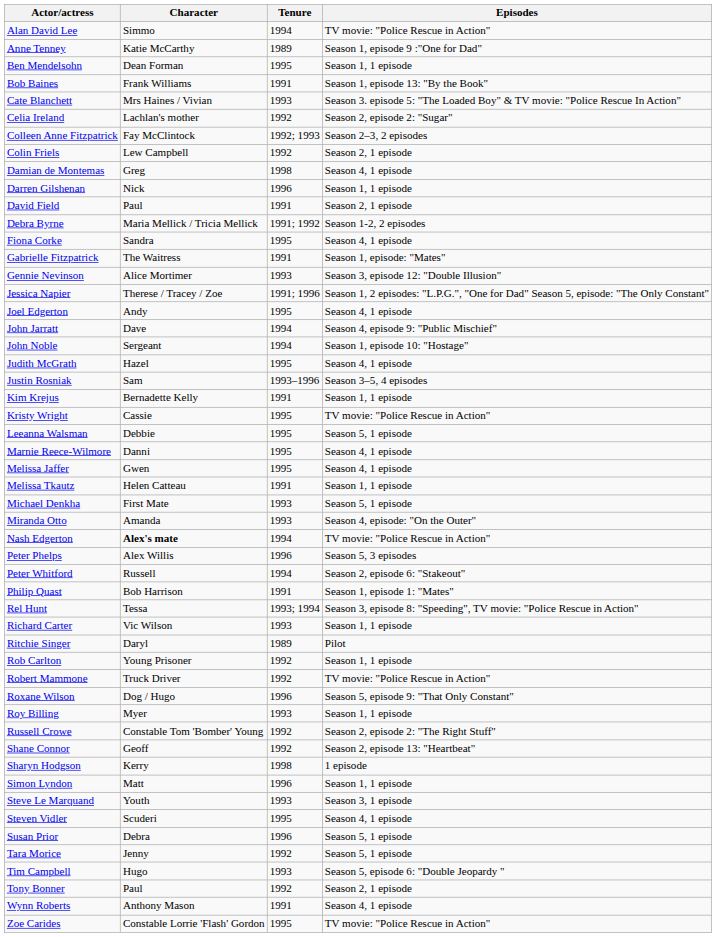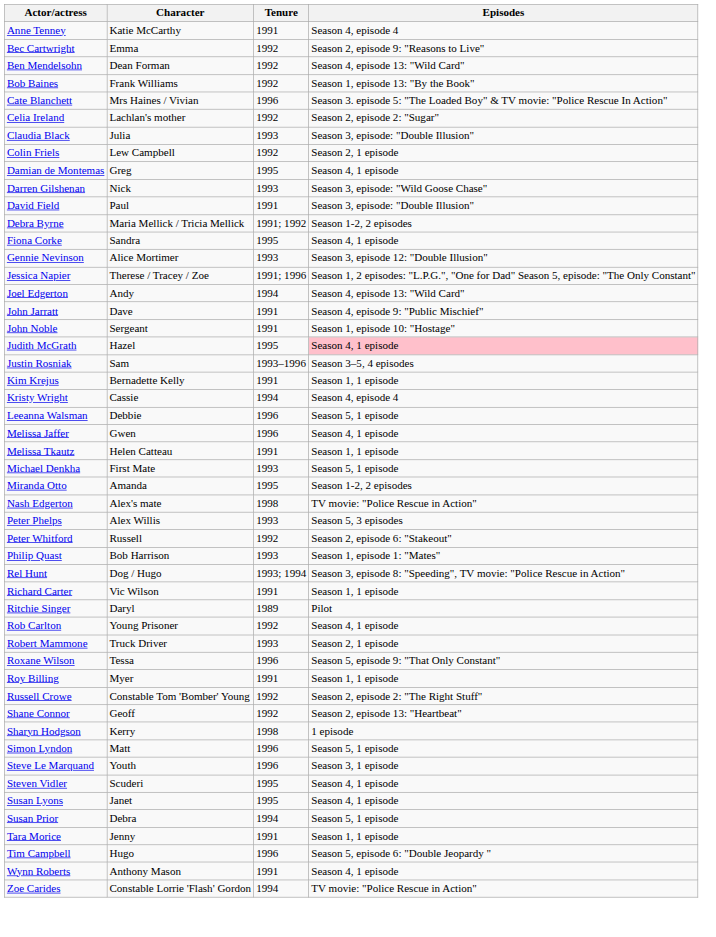- row: (42, 30)
(281, 48) 1989 -> (267, 30) 1991
(403, 48) Season 1, episode 9 :"One for Dad" -> (355, 30) Season 4, episode 4
+ row: (41, 48)
(281, 65) 1995 -> (267, 65) 1992
(368, 65) Season 1, 1 episode -> (388, 65) Season 4, episode 13: "Wild Card"
(281, 83) 1991 -> (267, 83) 1992
(281, 100) 1993 -> (267, 100) 1996
+ row: (38, 135)
- row: (62, 135)
(281, 170) 1998 -> (267, 170) 1995
(281, 188) 1996 -> (267, 188) 1993
(368, 188) Season 1, 1 episode -> (399, 188) Season 3, episode: "Wild Goose Chase"
(368, 205) Season 2, 1 episode -> (393, 205) Season 3, episode: "Double Illusion"
- row: (53, 258)
(281, 310) 1995 -> (267, 293) 1994
(368, 310) Season 4, 1 episode -> (388, 293) Season 4, episode 13: "Wild Card"
(281, 328) 1994 -> (267, 310) 1991
(281, 345) 1994 -> (267, 328) 1991
(368, 363) no background -> (355, 345) pink background
(281, 415) 1995 -> (267, 398) 1994
(408, 415) TV movie: "Police Rescue in Action" -> (355, 398) Season 4, episode 4
(281, 433) 1995 -> (267, 415) 1996
- row: (59, 450)
(281, 468) 1995 -> (267, 433) 1996
(281, 521) 1993 -> (267, 485) 1995
(400, 521) Season 4, episode: "On the Outer" -> (362, 485) Season 1-2, 2 episodes
(150, 538) bold -> (135, 503) normal
(281, 538) 1994 -> (267, 503) 1998
(281, 556) 1996 -> (267, 521) 1993
(281, 573) 1994 -> (267, 538) 1992
(281, 591) 1991 -> (267, 556) 1993
(135, 608) Tessa -> (136, 573) Dog / Hugo
(281, 626) 1993 -> (267, 591) 1991
(368, 661) Season 1, 1 episode -> (355, 626) Season 4, 1 episode
(281, 678) 1992 -> (267, 643) 1993
(408, 678) TV movie: "Police Rescue in Action" -> (355, 643) Season 2, 1 episode
(149, 696) Dog / Hugo -> (122, 661) Tessa
(281, 713) 1993 -> (267, 678) 1991
(368, 783) Season 1, 1 episode -> (355, 748) Season 5, 1 episode
(281, 801) 1993 -> (267, 766) 1996
+ row: (35, 801)
(281, 836) 1996 -> (267, 818) 1994
(281, 853) 1992 -> (267, 836) 1991
(368, 853) Season 5, 1 episode -> (355, 836) Season 1, 1 episode
(281, 871) 1993 -> (267, 853) 1996
- row: (36, 888)
(281, 923) 1995 -> (267, 888) 1994
